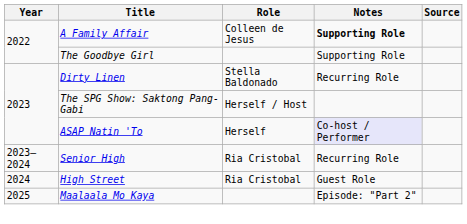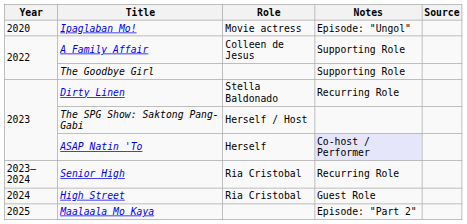+ row: (98, 28)
(361, 34) bold -> (361, 50) normal
